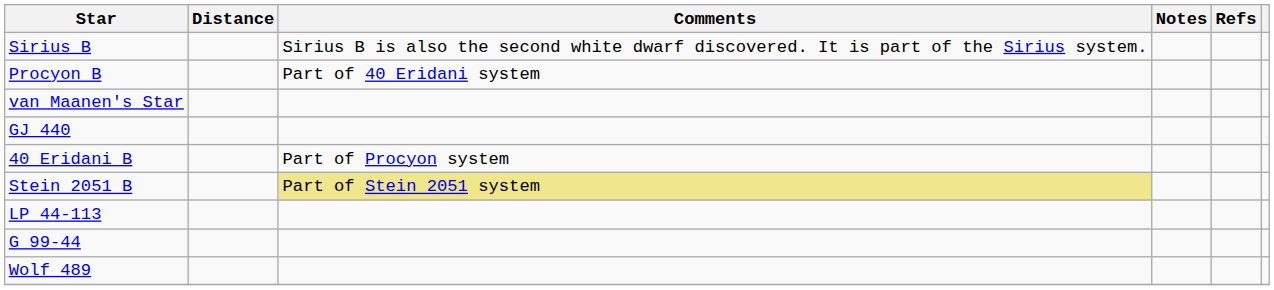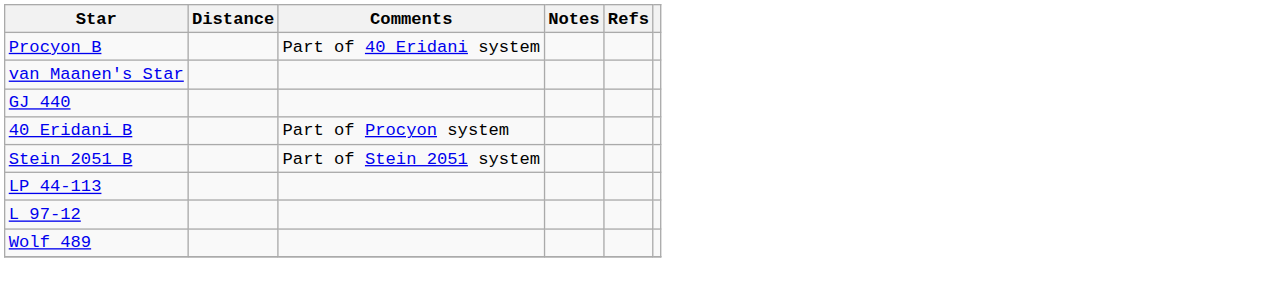- row: (50, 47)
(411, 186) khaki background -> (411, 158) no background
- row: (45, 242)
+ row: (45, 214)
